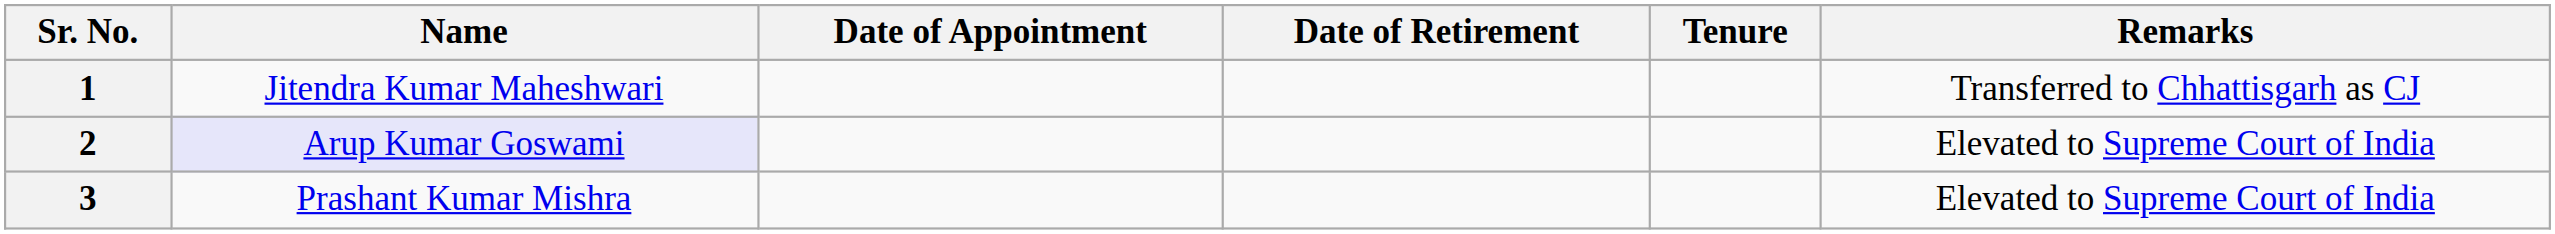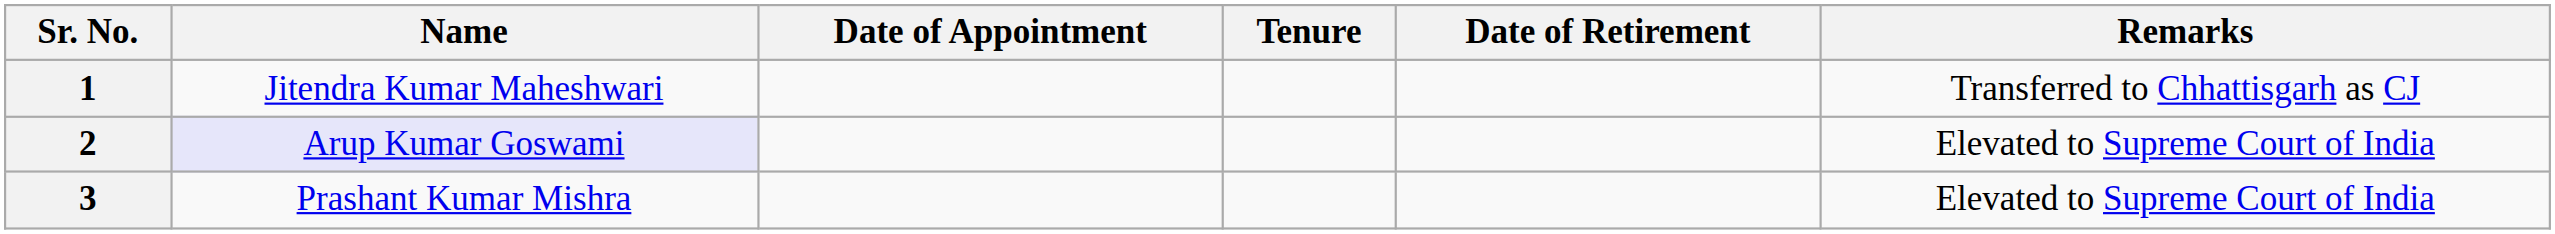columns swapped: (1436, 32) <-> (1735, 32)
